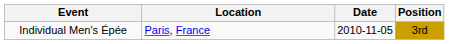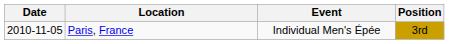columns swapped: (365, 13) <-> (73, 13)
